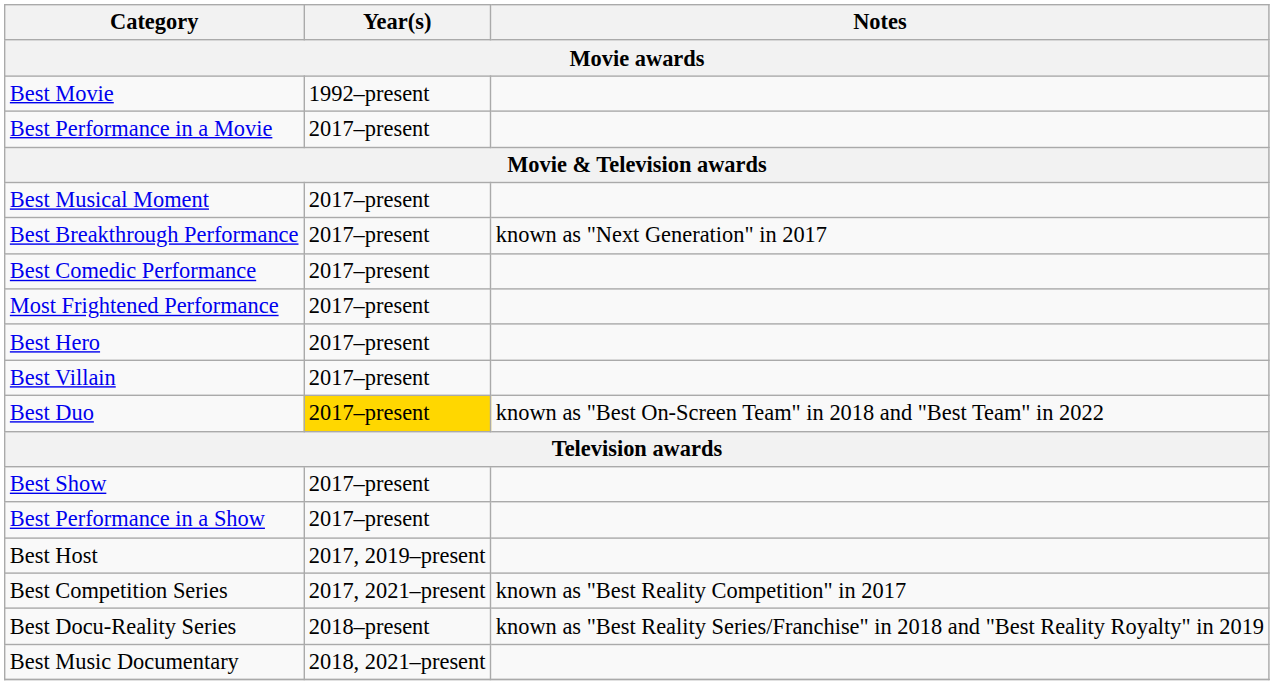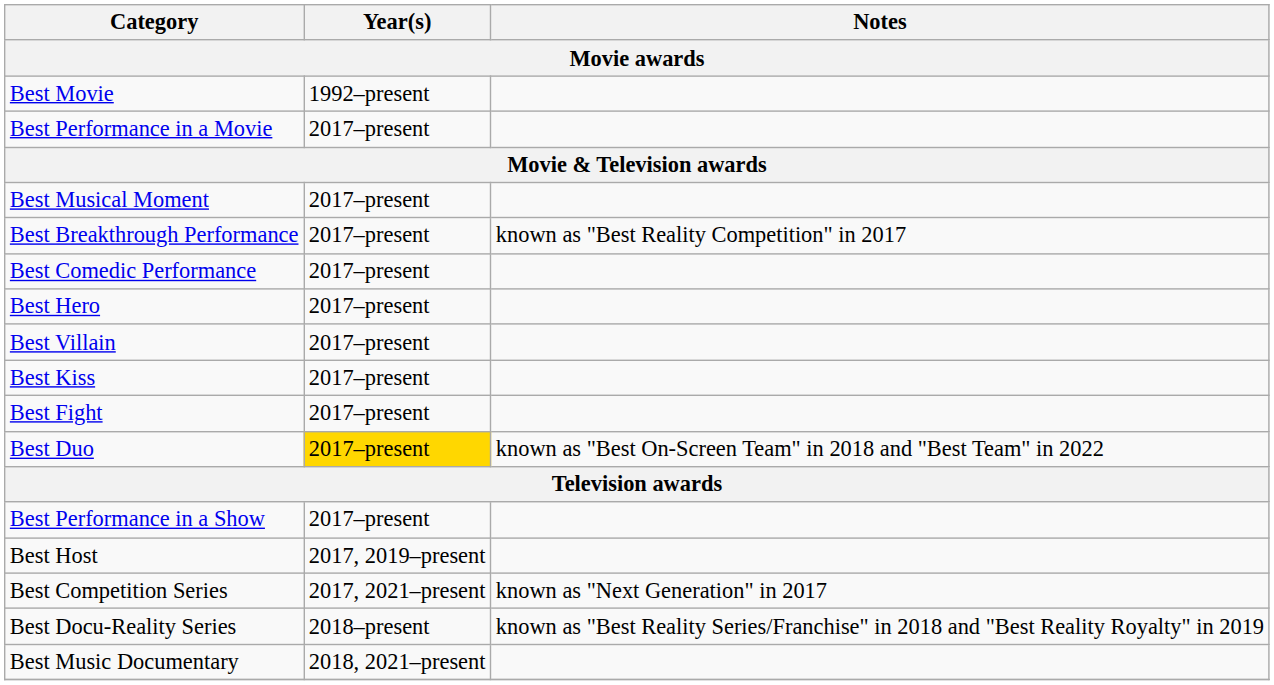(661, 235) known as "Next Generation" in 2017 -> (701, 235) known as "Best Reality Competition" in 2017
- row: (144, 306)
+ row: (52, 377)
+ row: (56, 413)
- row: (58, 484)
(701, 590) known as "Best Reality Competition" in 2017 -> (661, 590) known as "Next Generation" in 2017
